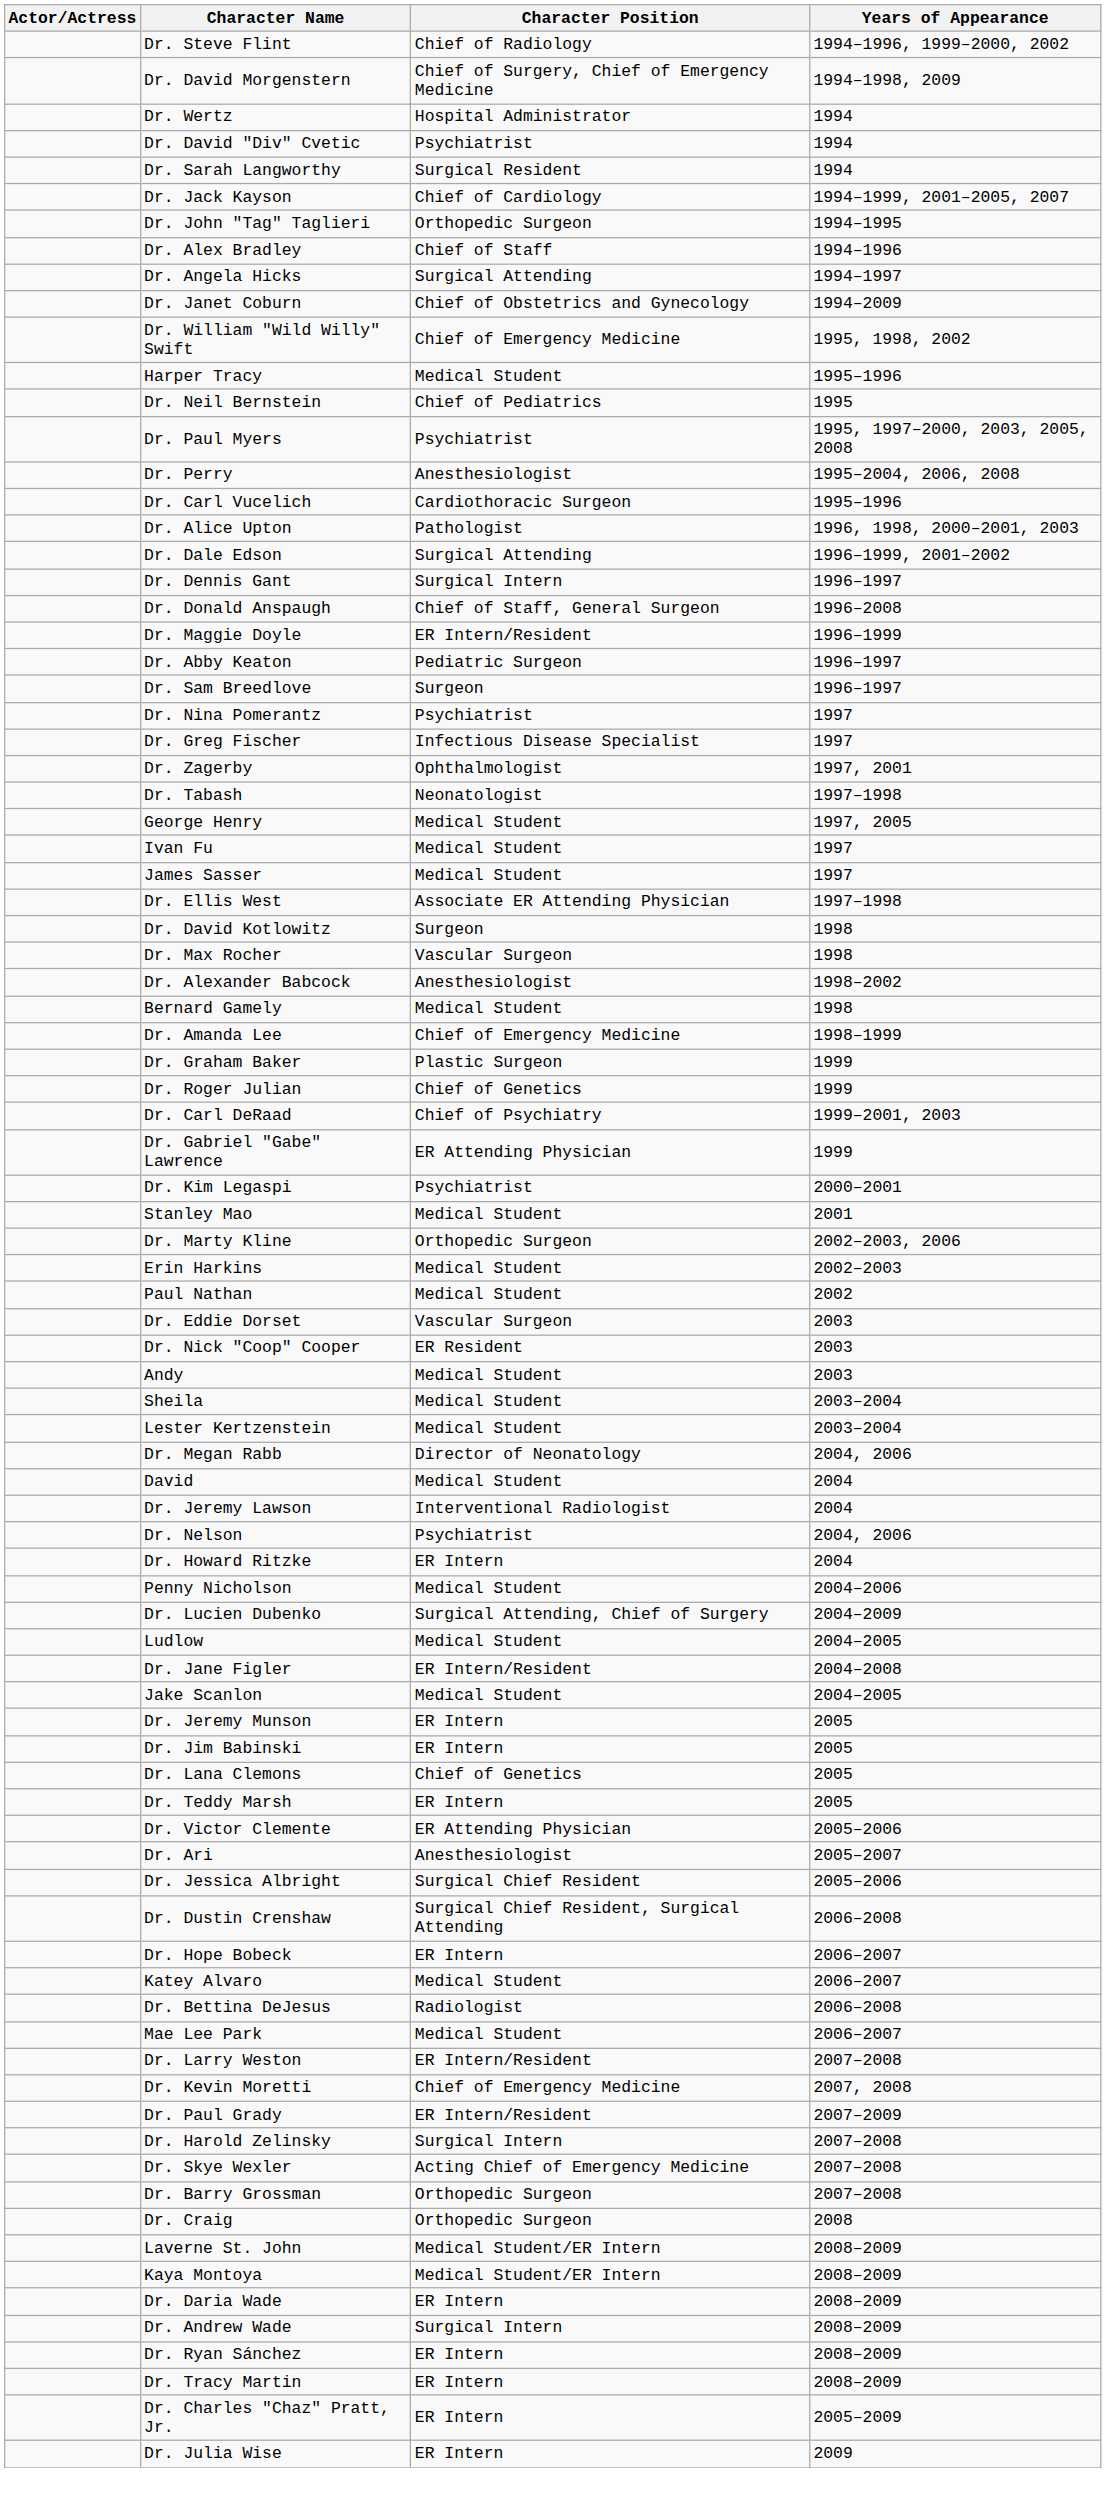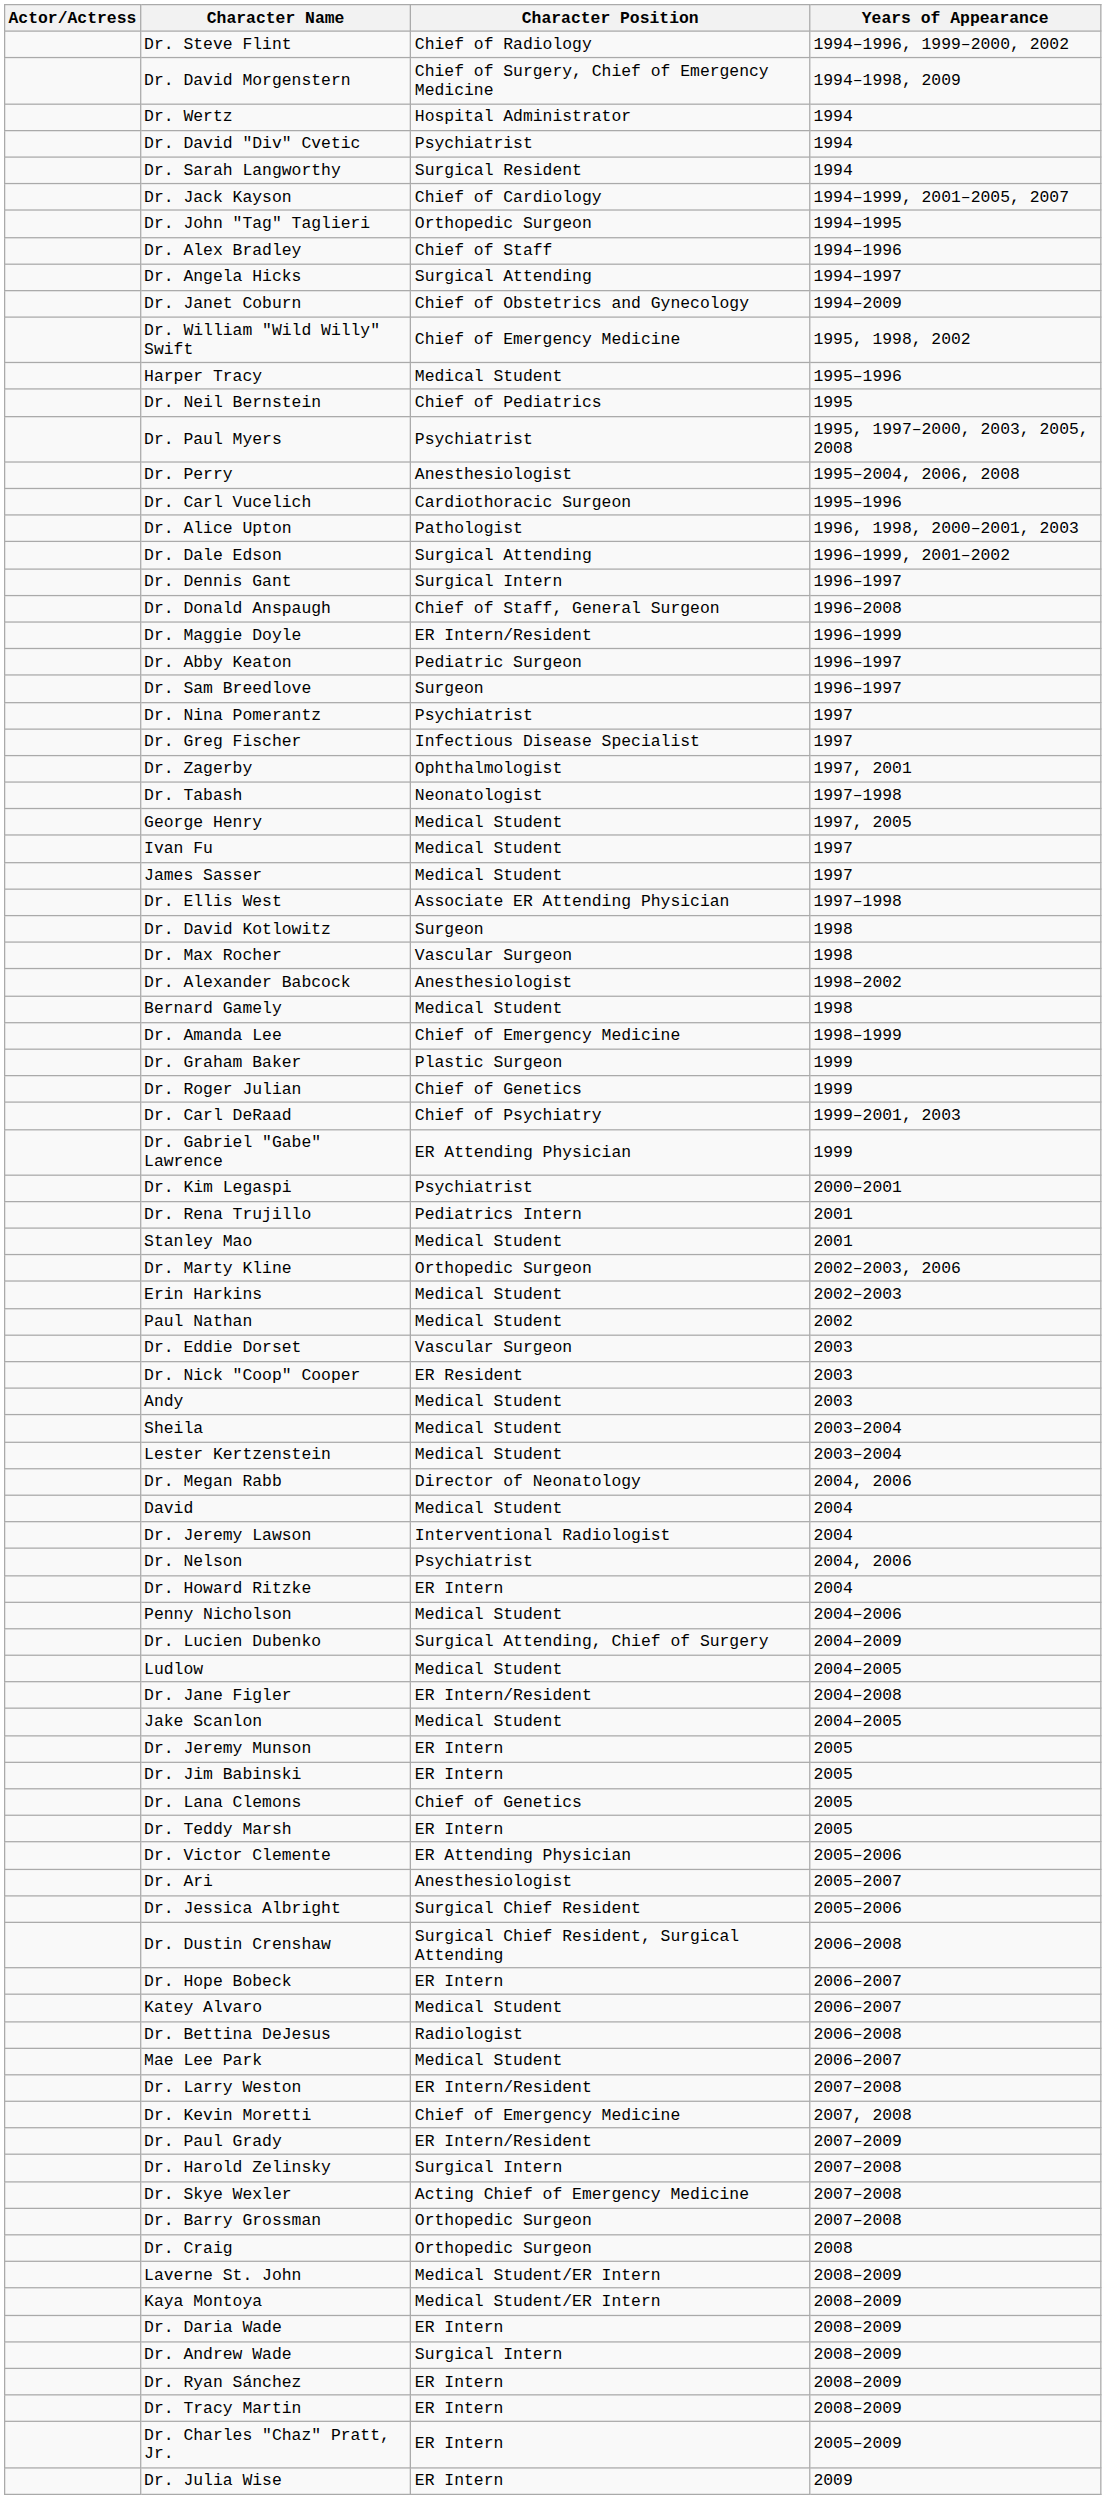+ row: (228, 1215)
